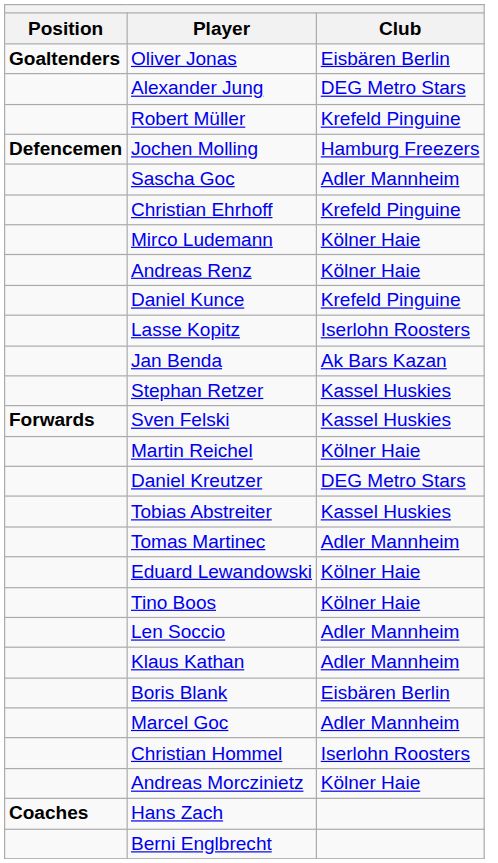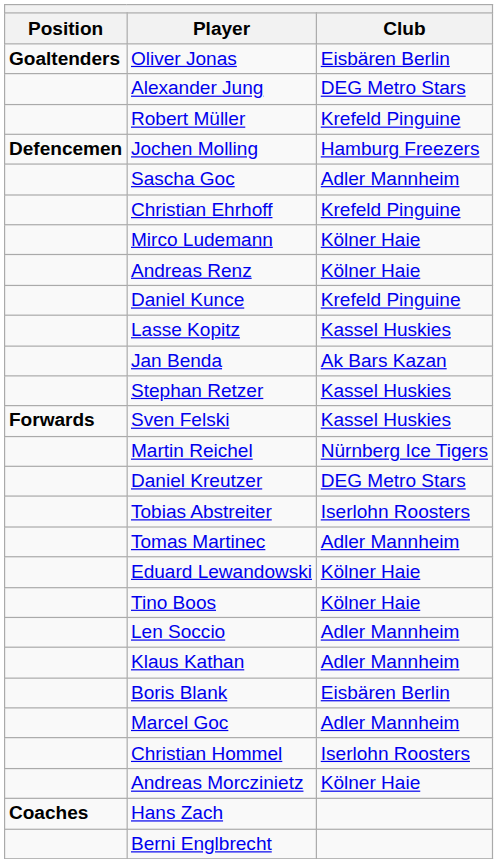(395, 330) Iserlohn Roosters -> (386, 330) Kassel Huskies
(371, 451) Kölner Haie -> (404, 451) Nürnberg Ice Tigers
(386, 511) Kassel Huskies -> (395, 511) Iserlohn Roosters
